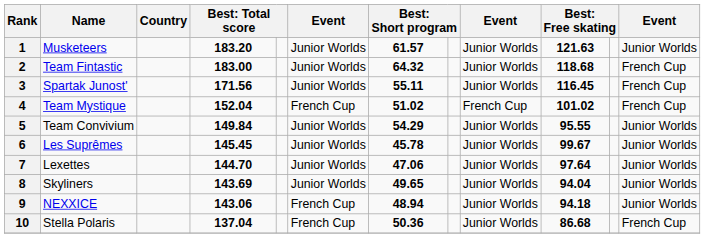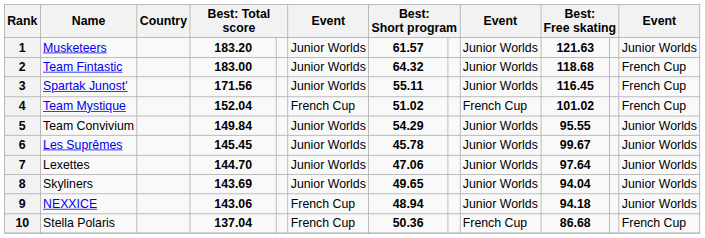(500, 223) Junior Worlds -> (495, 223) French Cup
